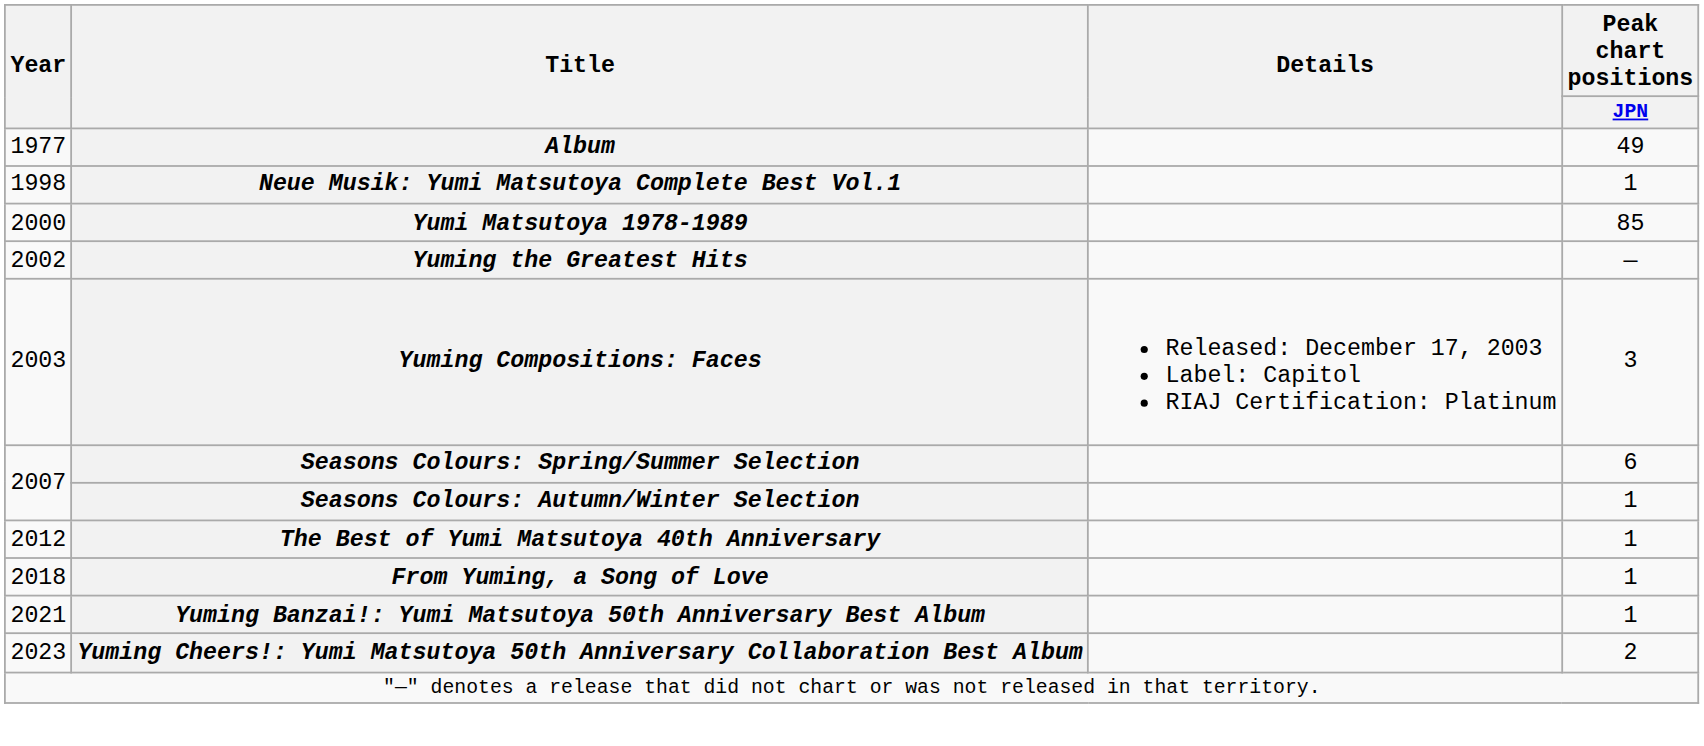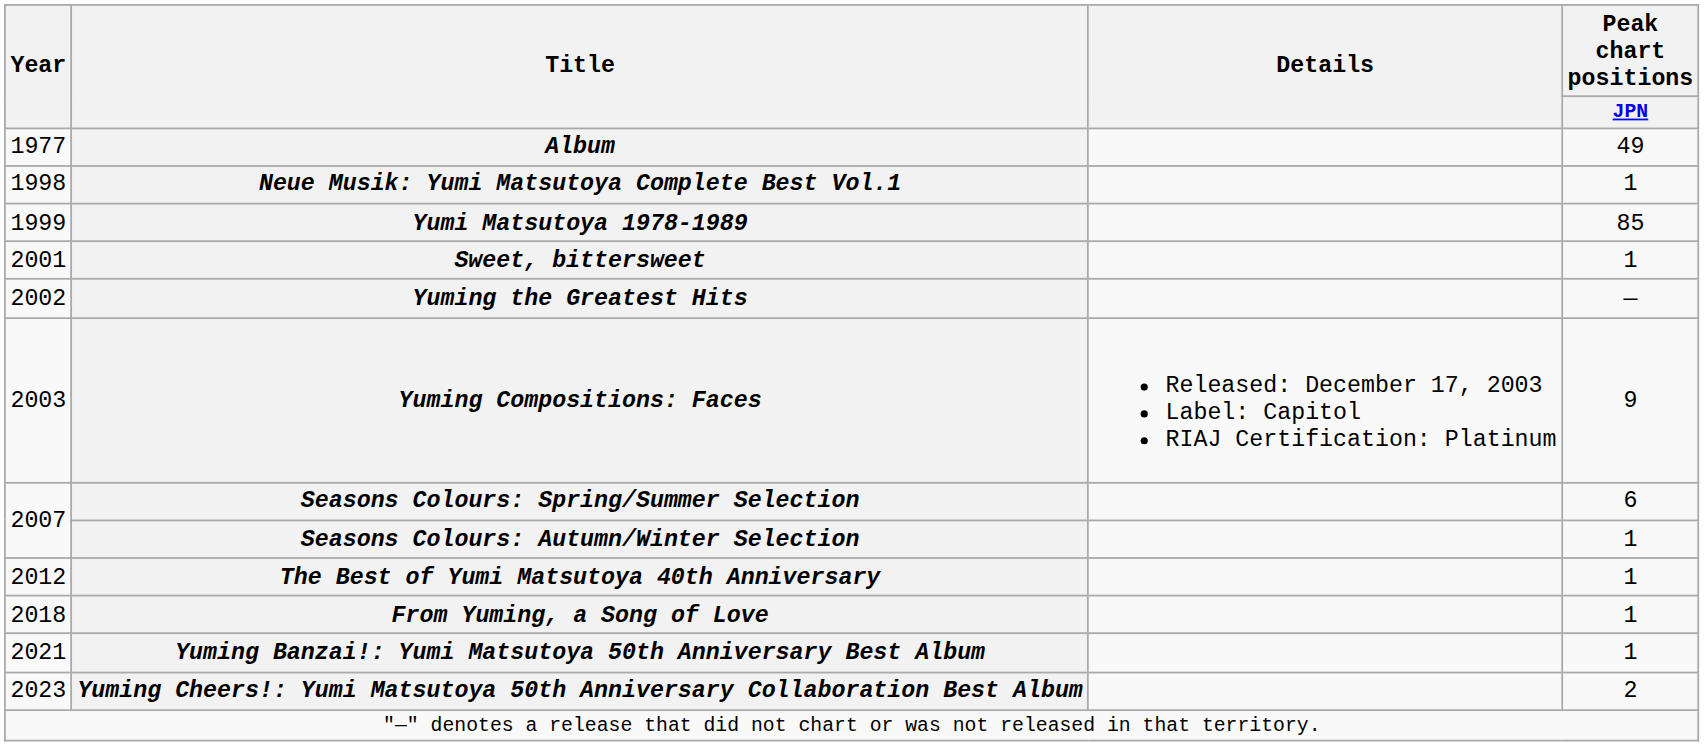(38, 222) 2000 -> (38, 222) 1999
+ row: (580, 260)
(1630, 362) 3 -> (1630, 400) 9
